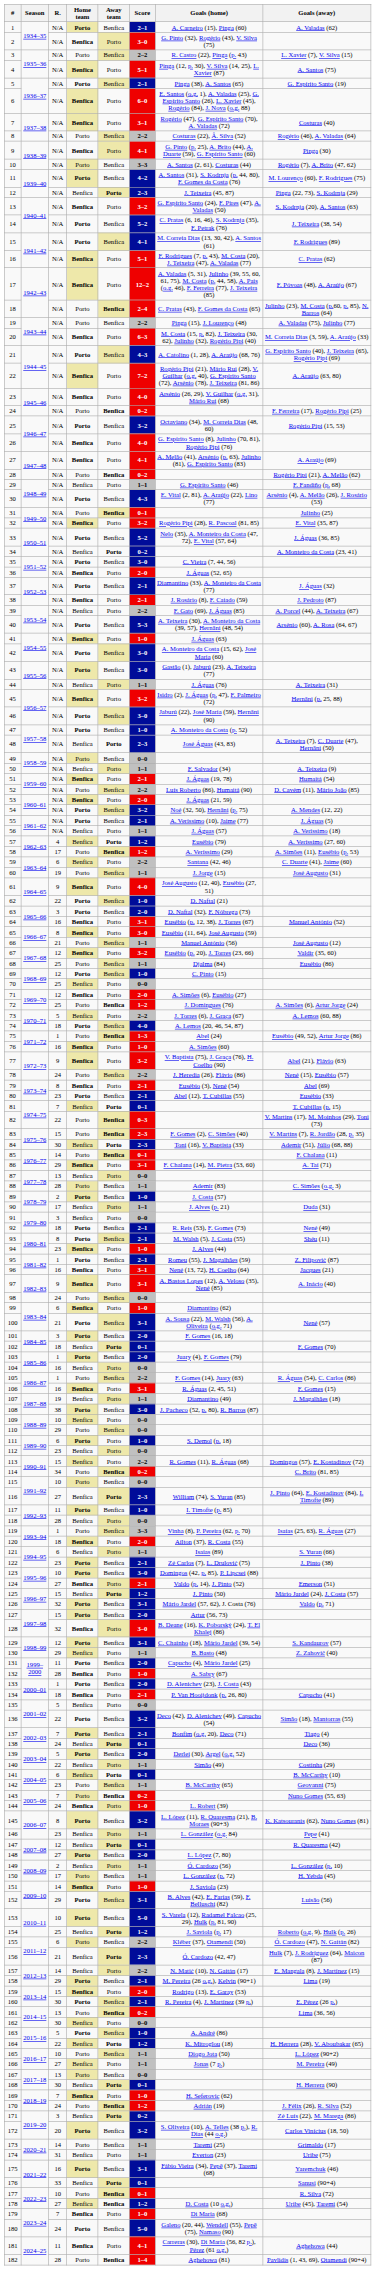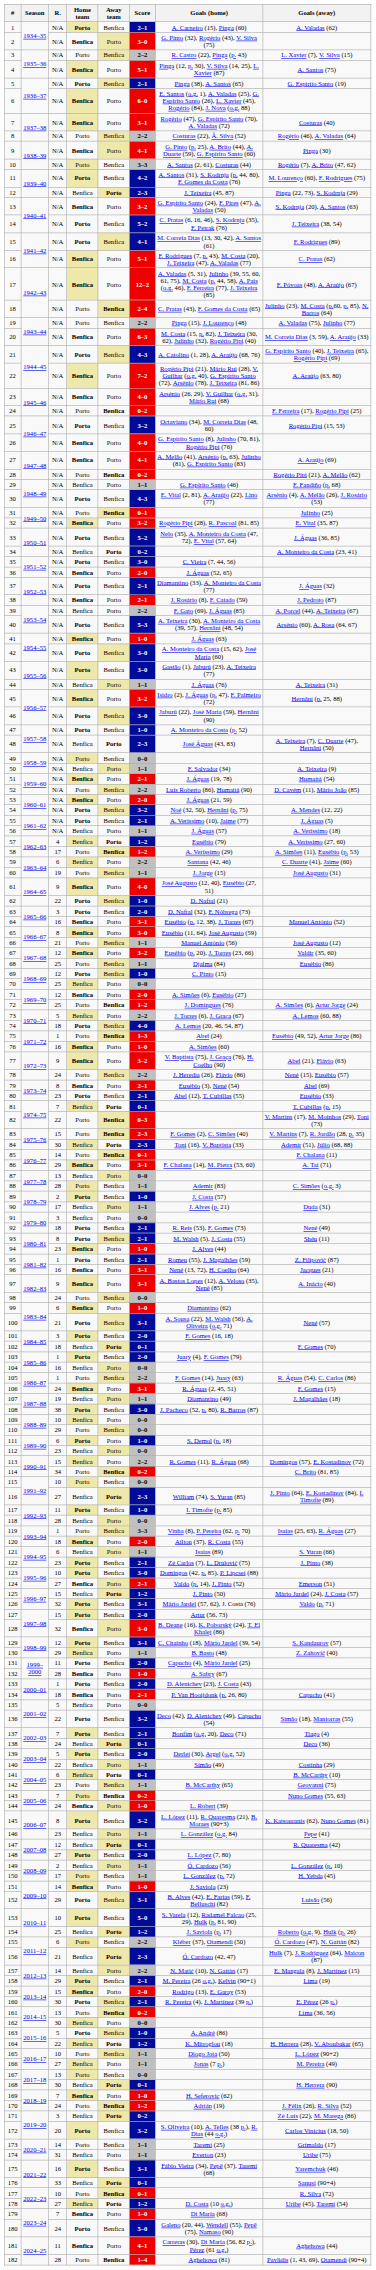(58, 1388) 16 -> (58, 1388) 24
(114, 2204) Benfica -> (114, 2204) Porto
